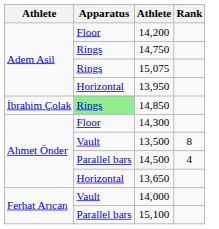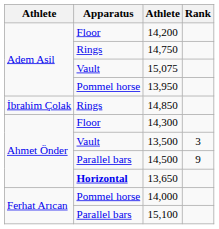(89, 68) Rings -> (88, 68) Vault
(100, 87) Horizontal -> (108, 87) Pommel horse
(89, 105) lightgreen background -> (89, 105) no background
(189, 142) 8 -> (198, 142) 3
(189, 160) 4 -> (198, 160) 9
(100, 178) normal -> (102, 178) bold
(88, 196) Vault -> (108, 196) Pommel horse
